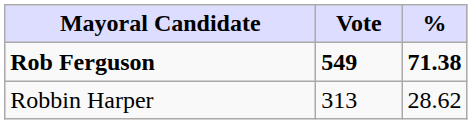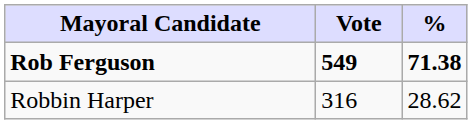(339, 99) 313 -> (339, 99) 316
